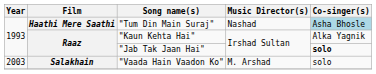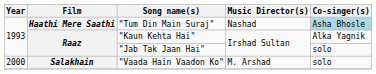(322, 50) bold -> (322, 50) normal
(16, 62) 2003 -> (16, 62) 2000
